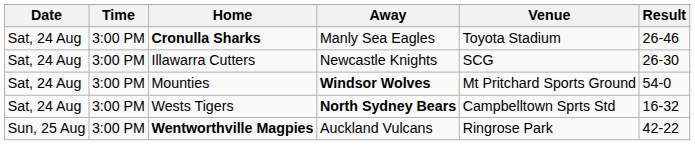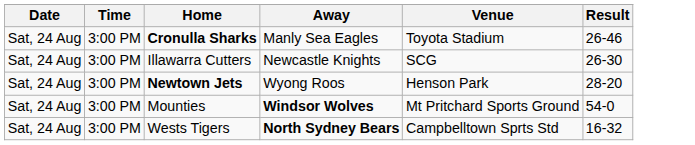+ row: (195, 83)
- row: (232, 128)
